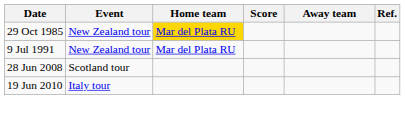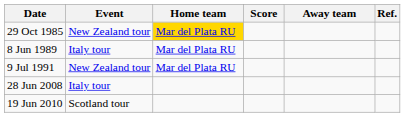+ row: (32, 49)
(99, 67) Scotland tour -> (89, 85) Italy tour
(89, 85) Italy tour -> (99, 103) Scotland tour
